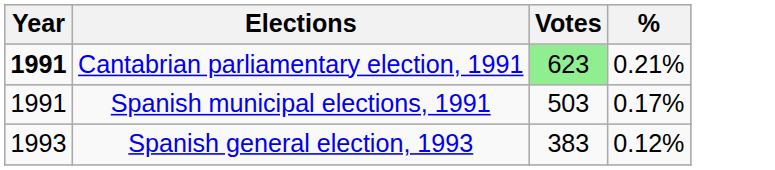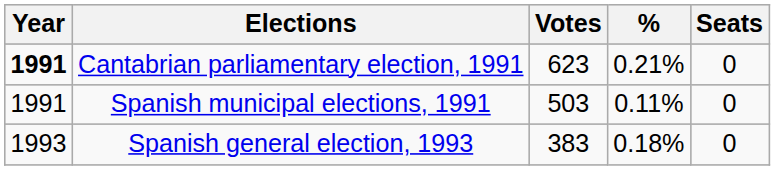+ column: (730, 24)
(568, 64) lightgreen background -> (568, 64) no background
(649, 104) 0.17% -> (649, 104) 0.11%
(649, 143) 0.12% -> (649, 143) 0.18%
